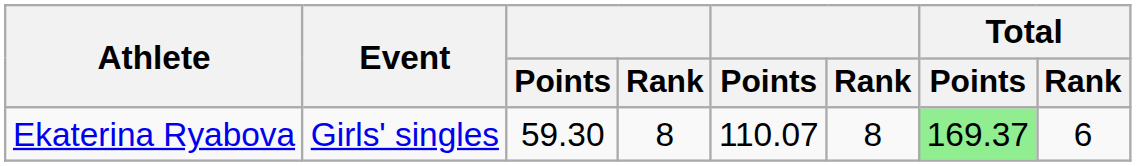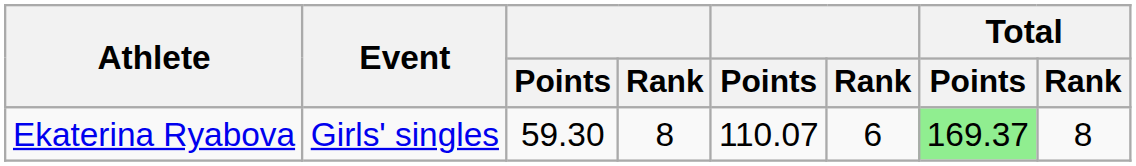(873, 135) 8 -> (873, 135) 6
(1083, 135) 6 -> (1083, 135) 8
